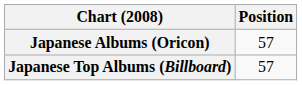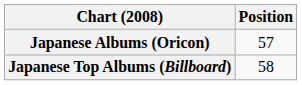(266, 67) 57 -> (266, 67) 58
